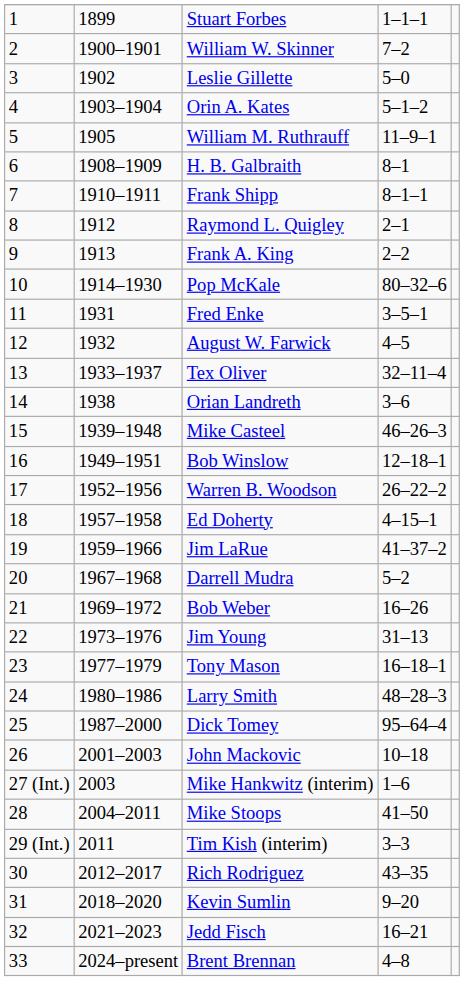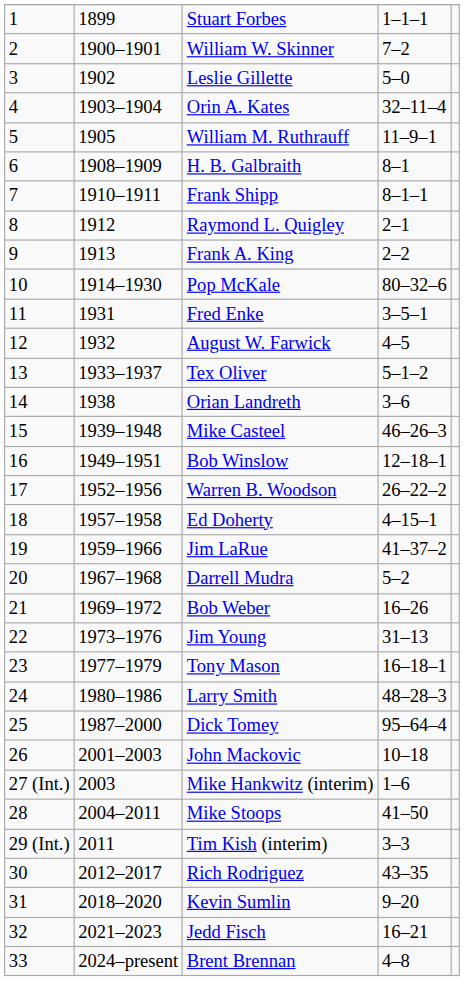(405, 107) 5–1–2 -> (414, 107) 32–11–4
(414, 372) 32–11–4 -> (405, 372) 5–1–2
